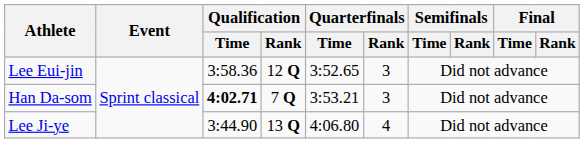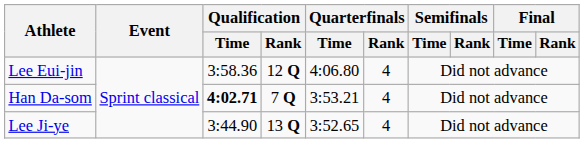(334, 71) 3:52.65 -> (334, 71) 4:06.80
(386, 71) 3 -> (386, 71) 4
(386, 98) 3 -> (386, 98) 4
(334, 125) 4:06.80 -> (334, 125) 3:52.65
